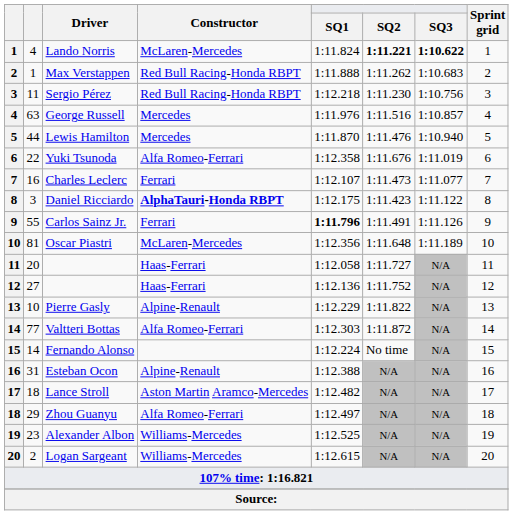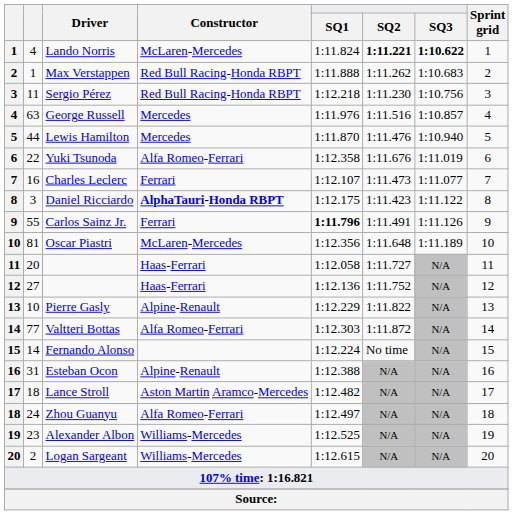(33, 413) 29 -> (33, 413) 24
